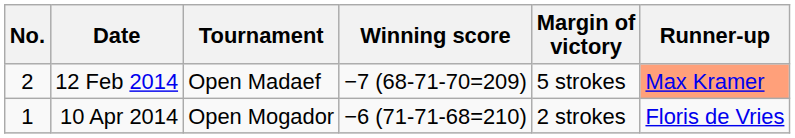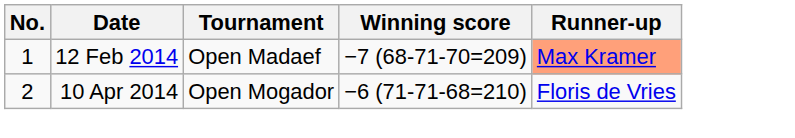- column: (586, 34)
(27, 81) 2 -> (27, 57) 1
(27, 116) 1 -> (27, 92) 2
